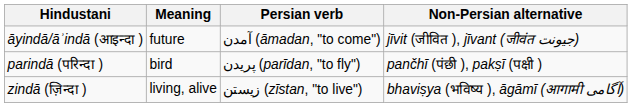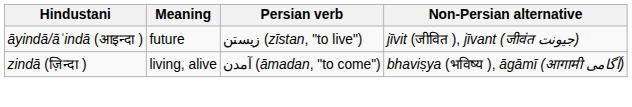(302, 39) آمدن (āmadan, "to come") -> (293, 39) زیستن (zīstan, "to live")
- row: (55, 65)
(293, 89) زیستن (zīstan, "to live") -> (302, 64) آمدن (āmadan, "to come")
